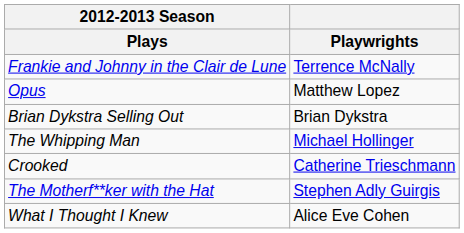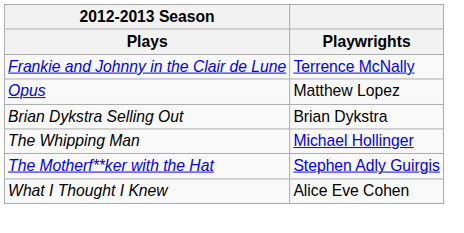- row: (38, 166)
